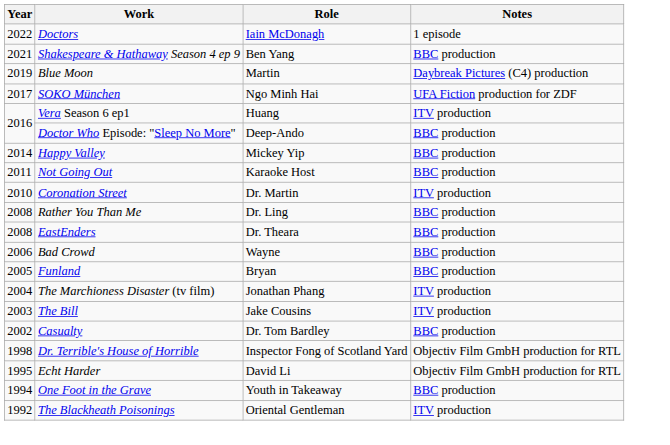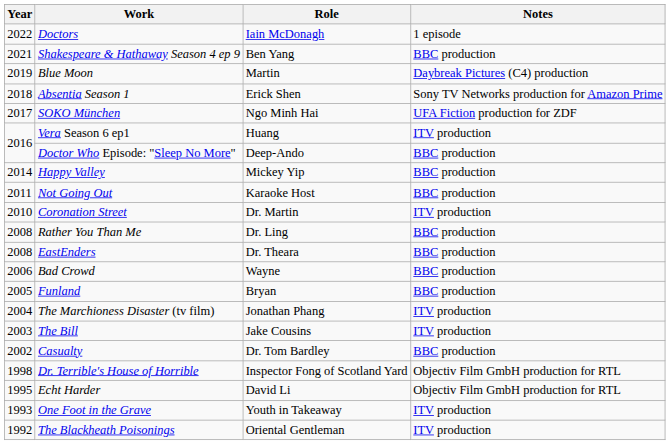+ row: (84, 93)
(20, 390) 1994 -> (20, 410) 1993
(454, 390) BBC production -> (452, 410) ITV production
